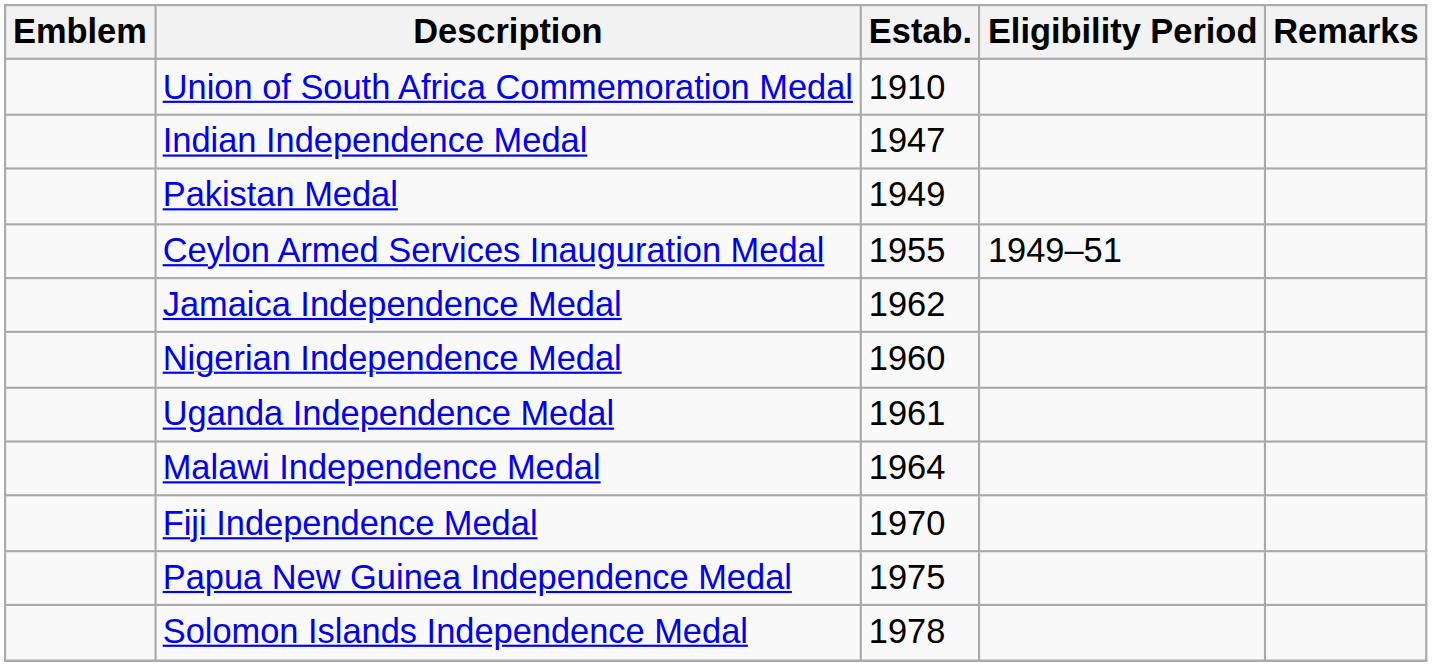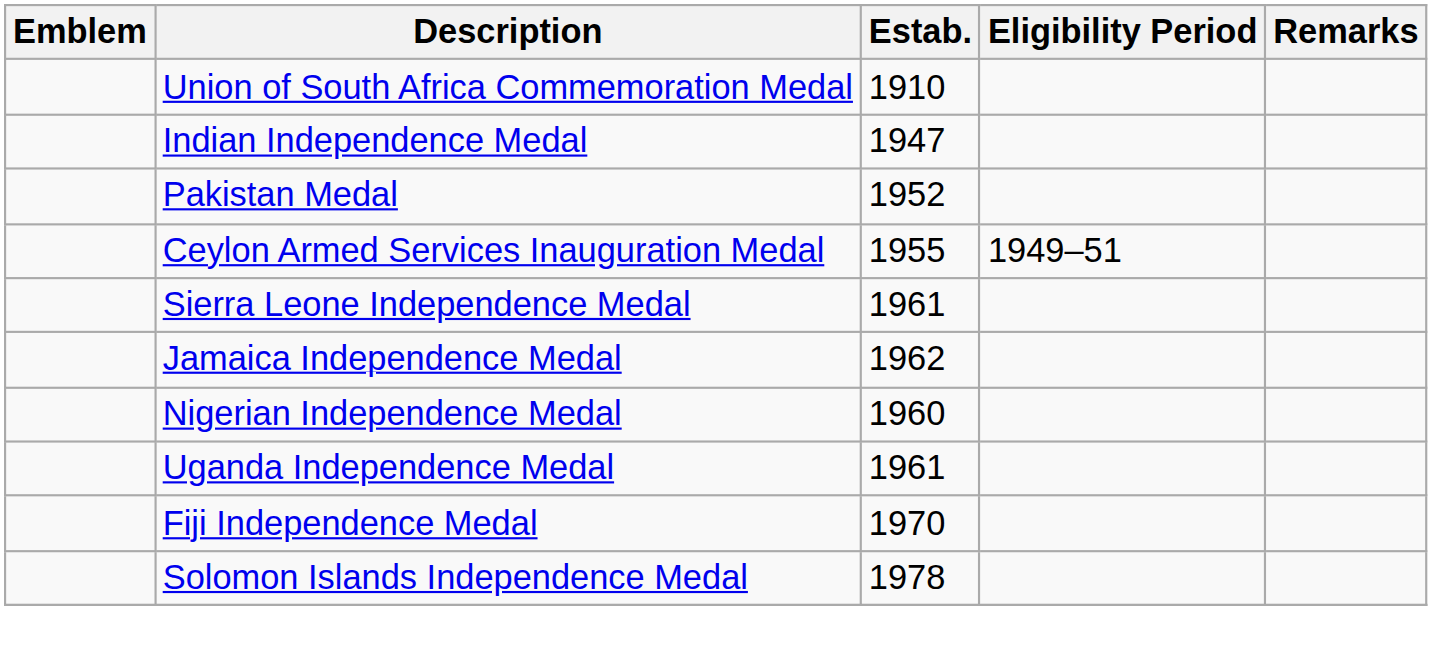(907, 195) 1949 -> (907, 195) 1952
+ row: (427, 304)
- row: (382, 468)
- row: (477, 577)
